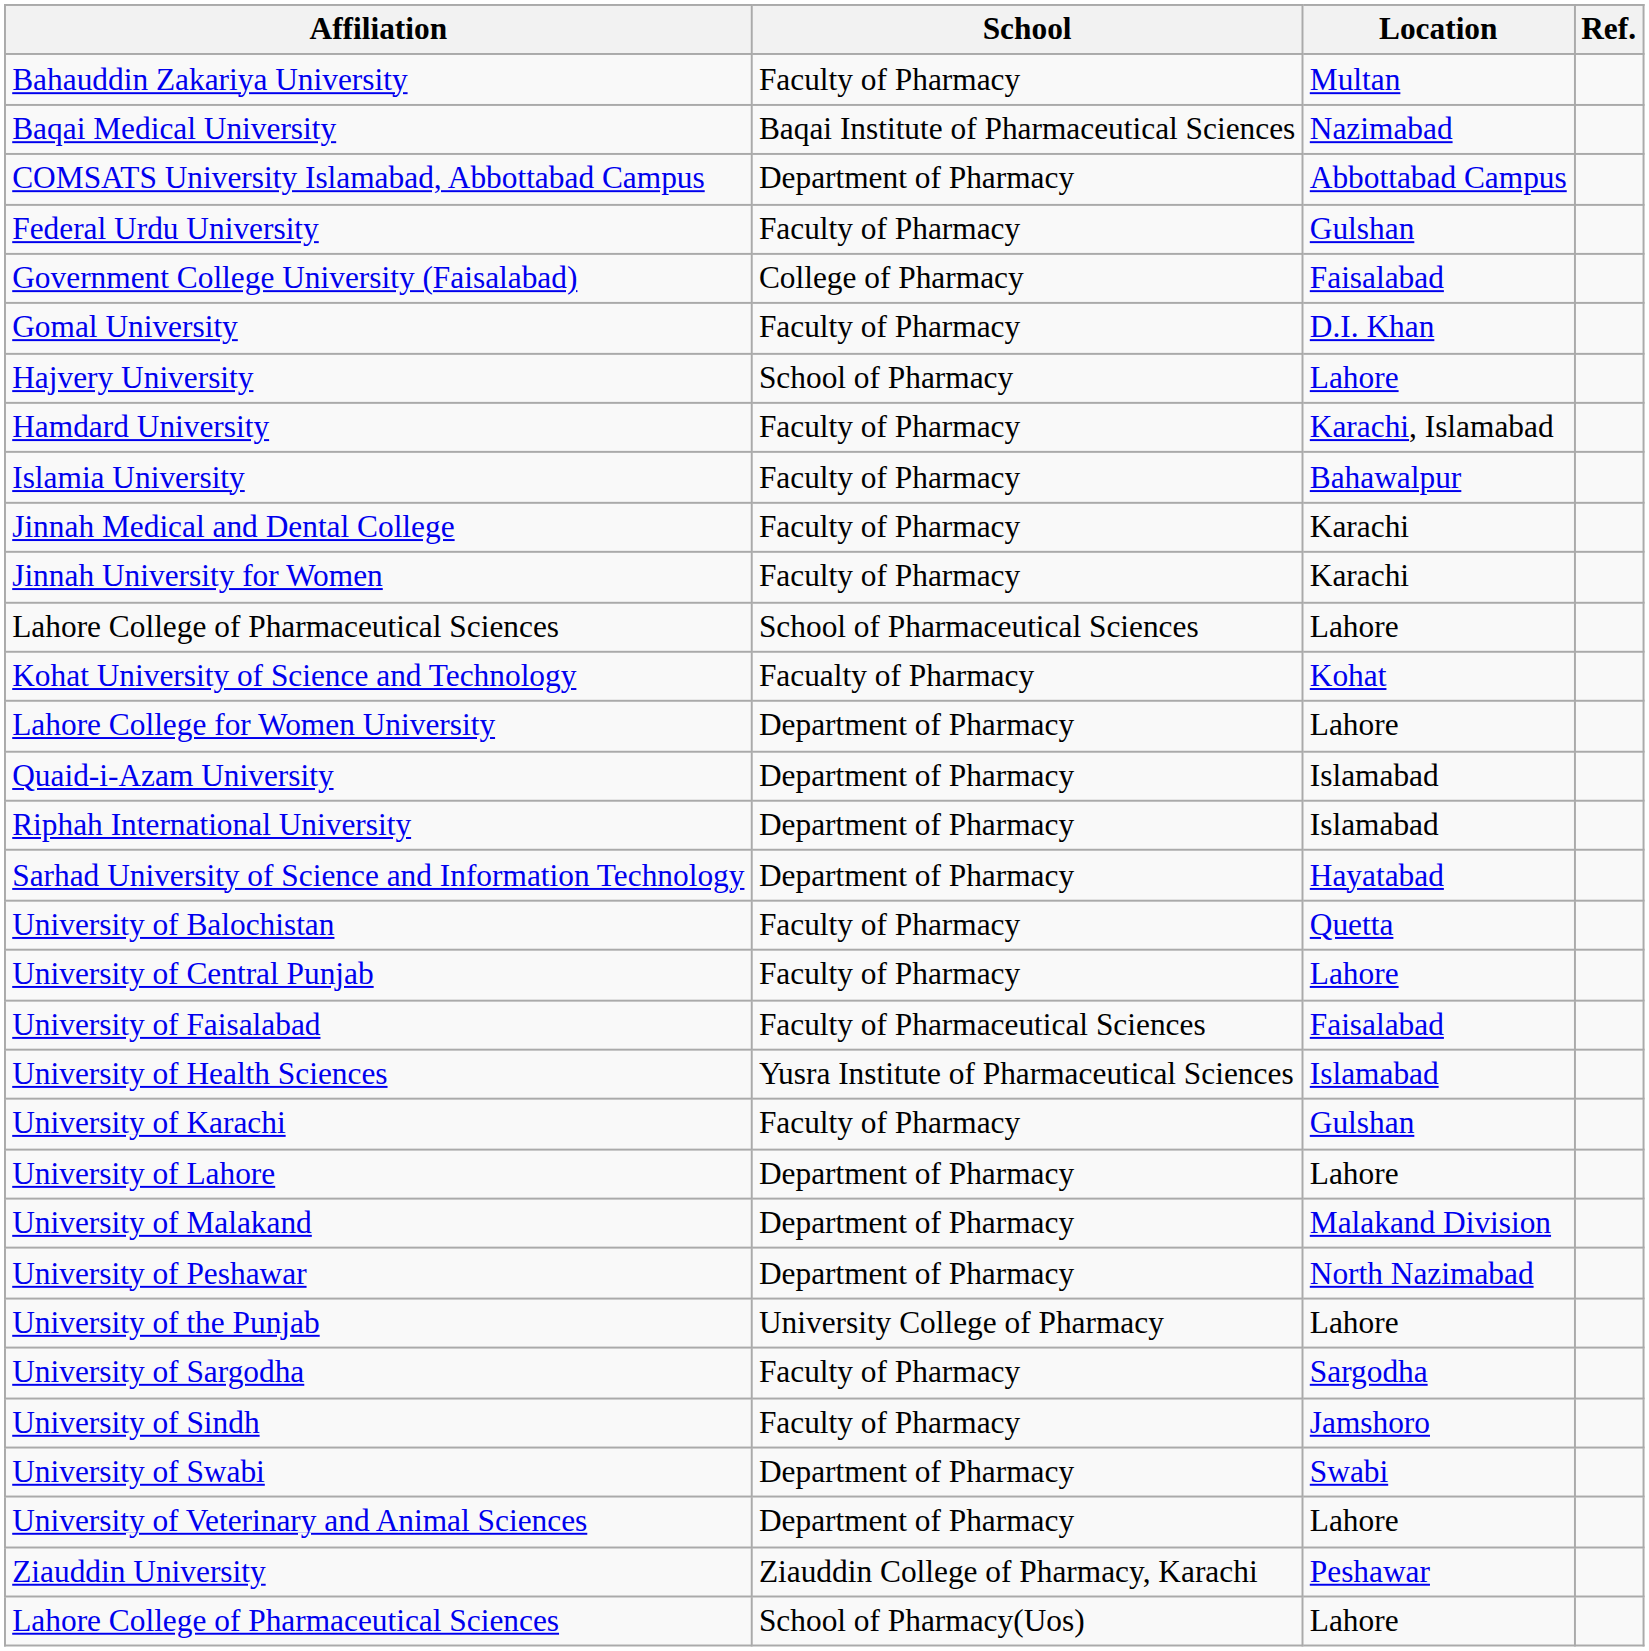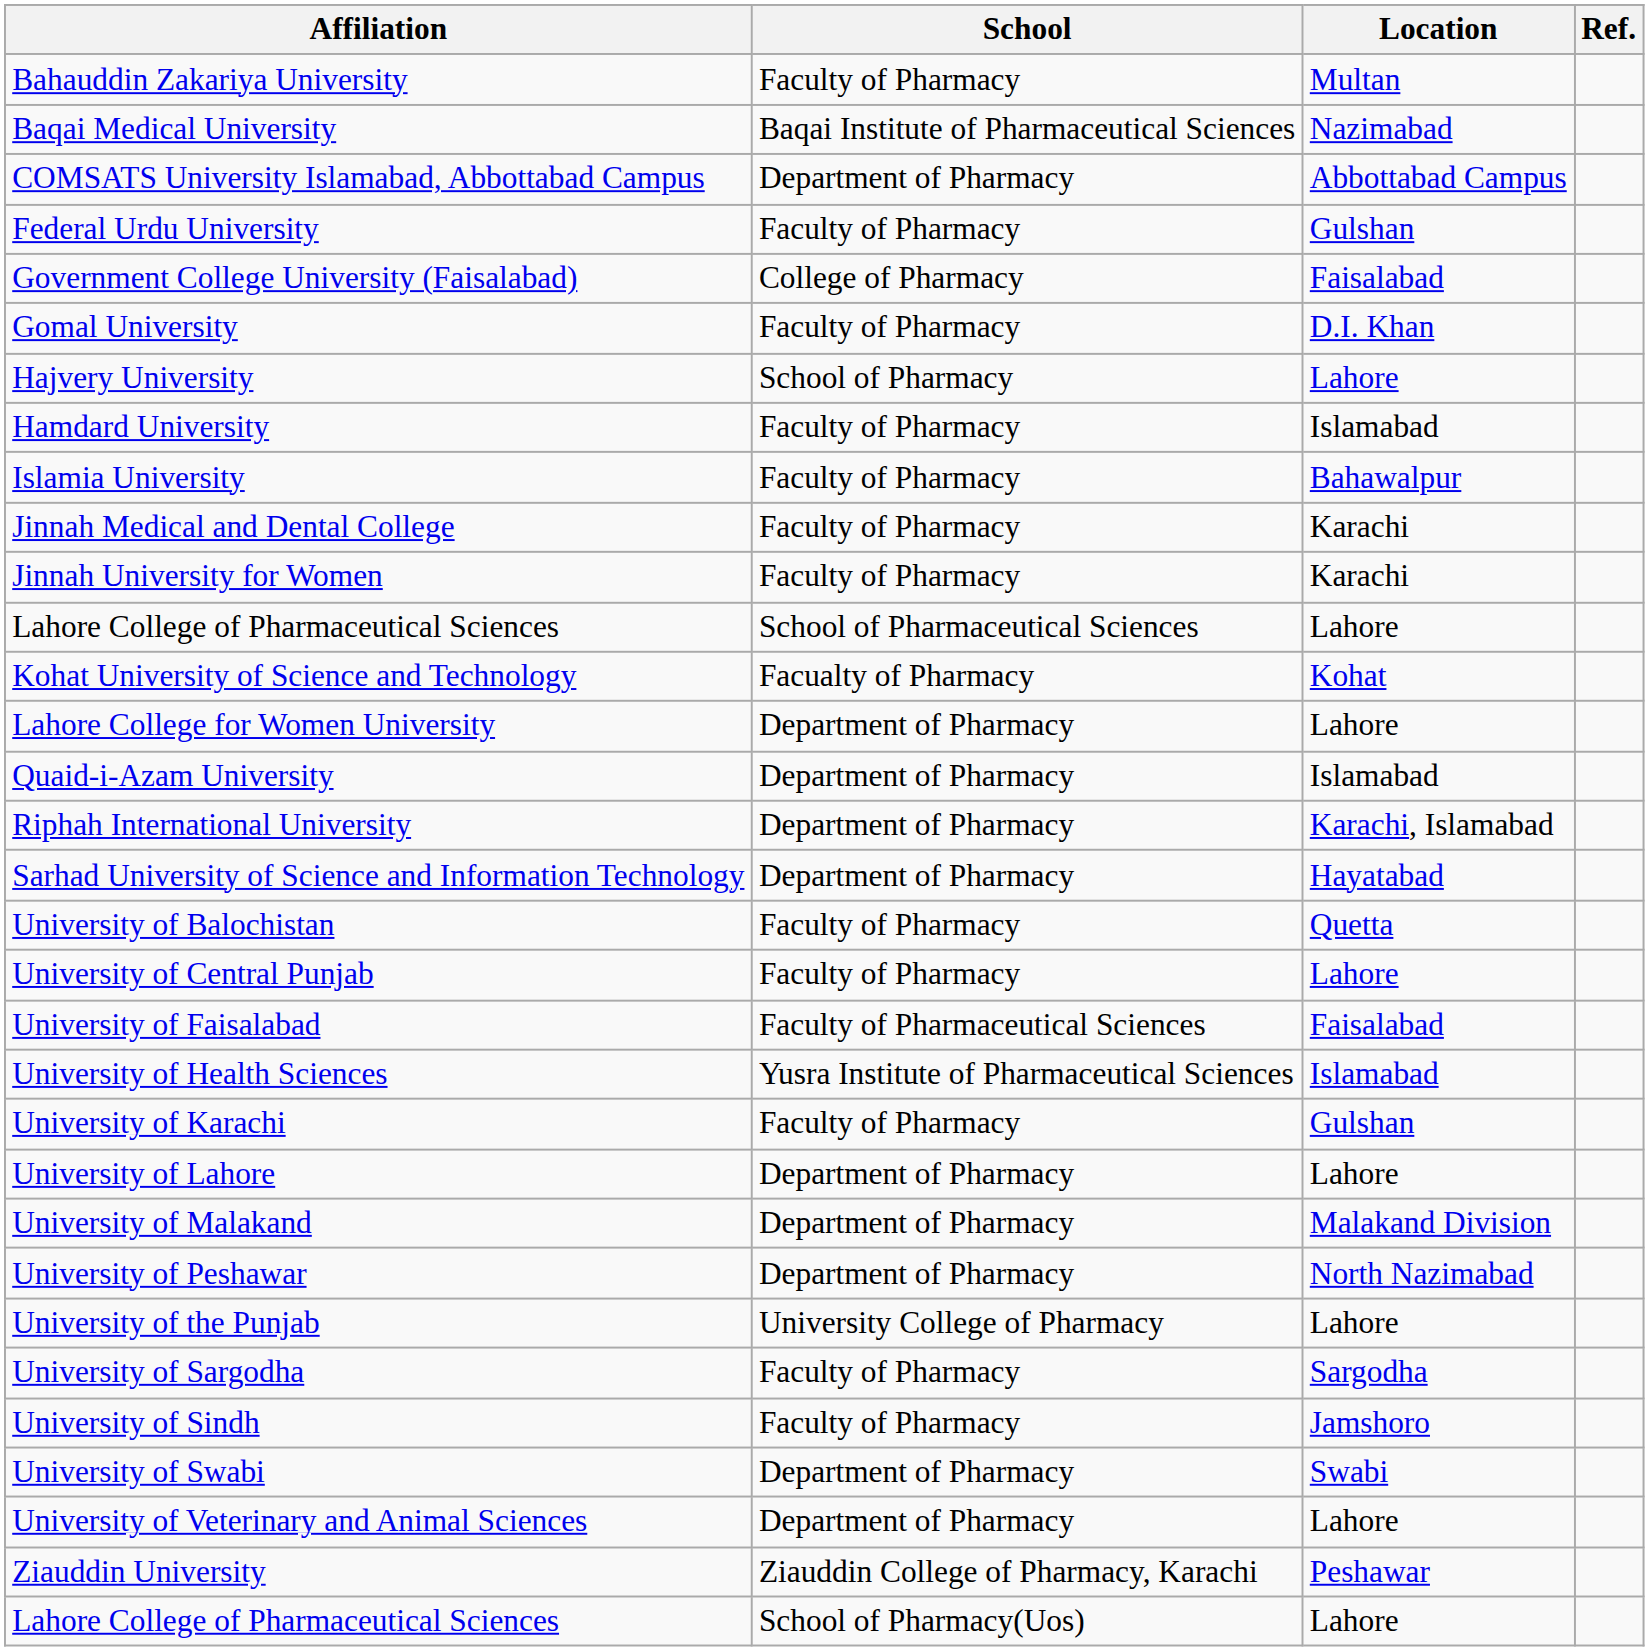(1432, 427) Karachi, Islamabad -> (1374, 427) Islamabad
(1374, 825) Islamabad -> (1432, 825) Karachi, Islamabad
